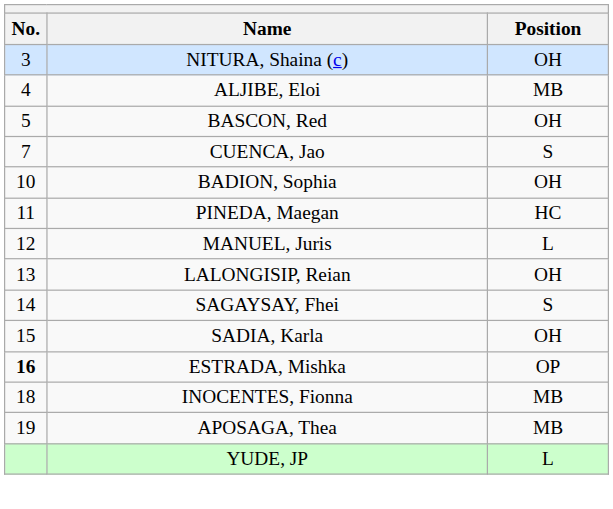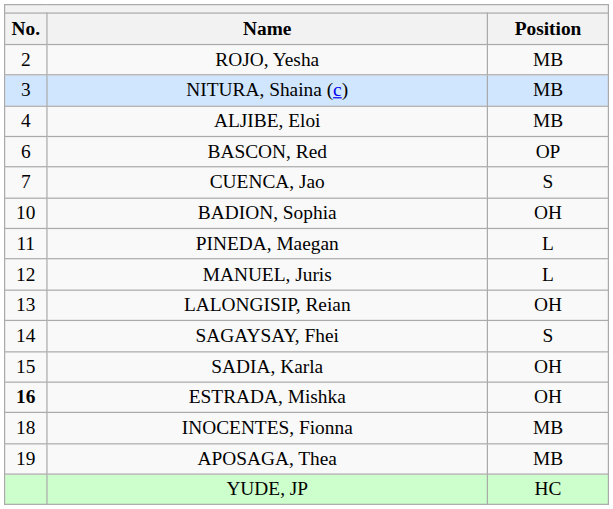+ row: (267, 59)
(548, 59) OH -> (548, 90) MB
(26, 120) 5 -> (26, 151) 6
(548, 120) OH -> (548, 151) OP
(548, 212) HC -> (548, 243) L
(548, 366) OP -> (548, 397) OH
(548, 458) L -> (548, 489) HC
